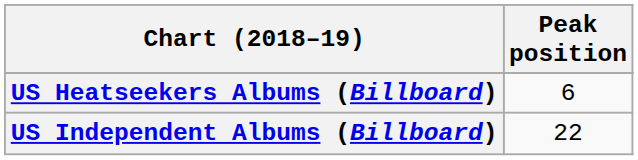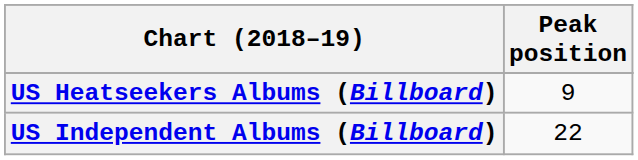(568, 93) 6 -> (568, 93) 9
